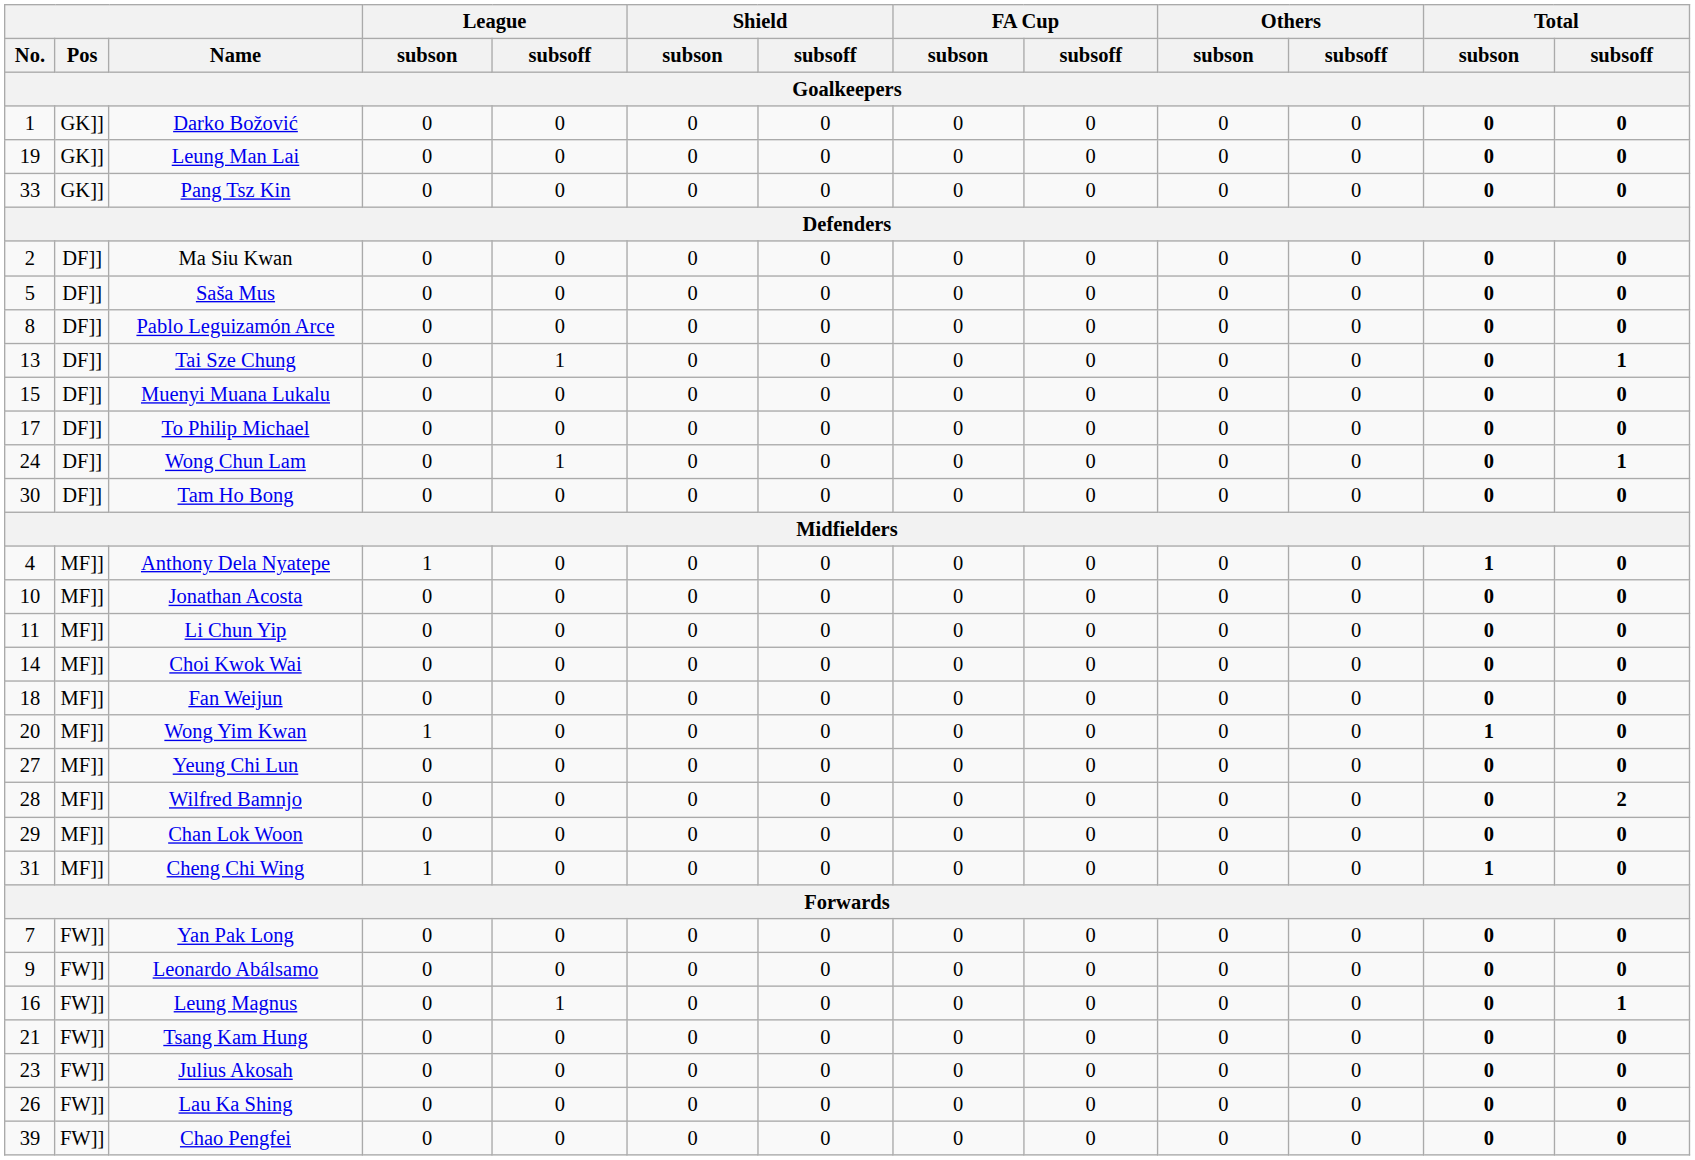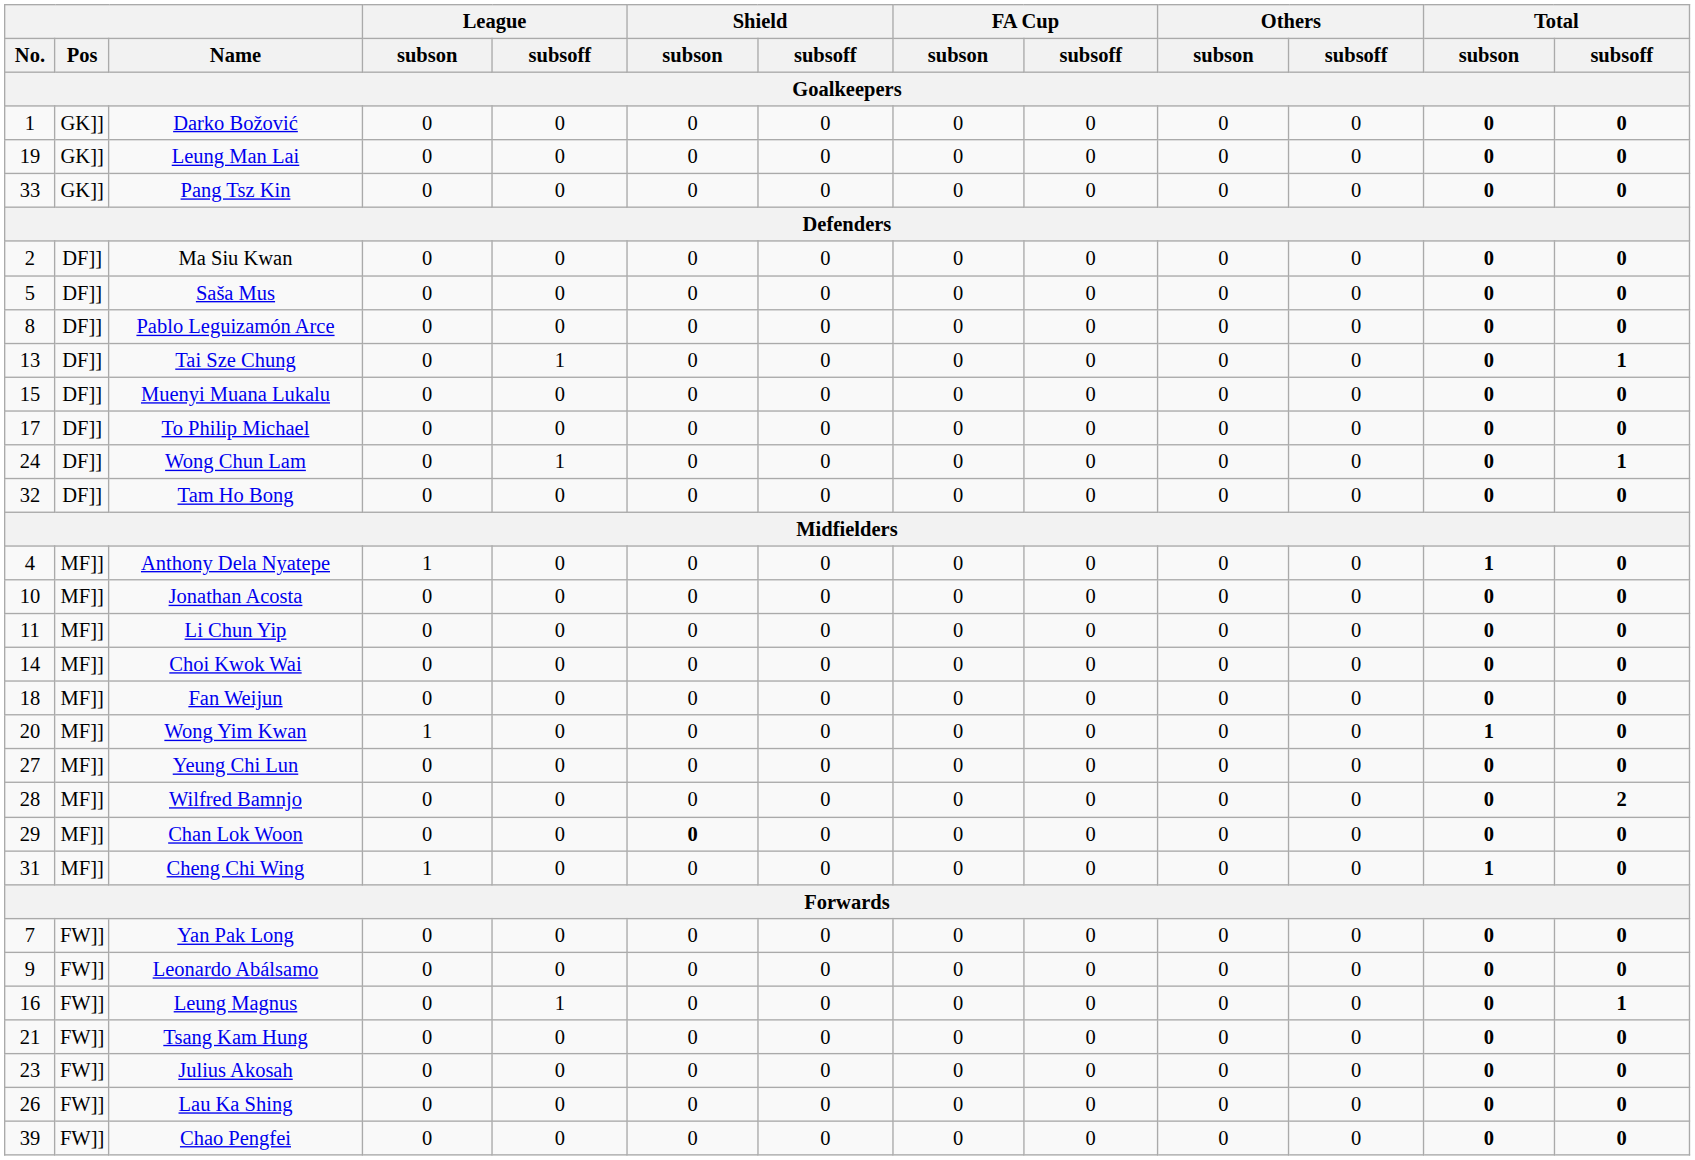(30, 495) 30 -> (30, 495) 32
(693, 833) normal -> (693, 833) bold
